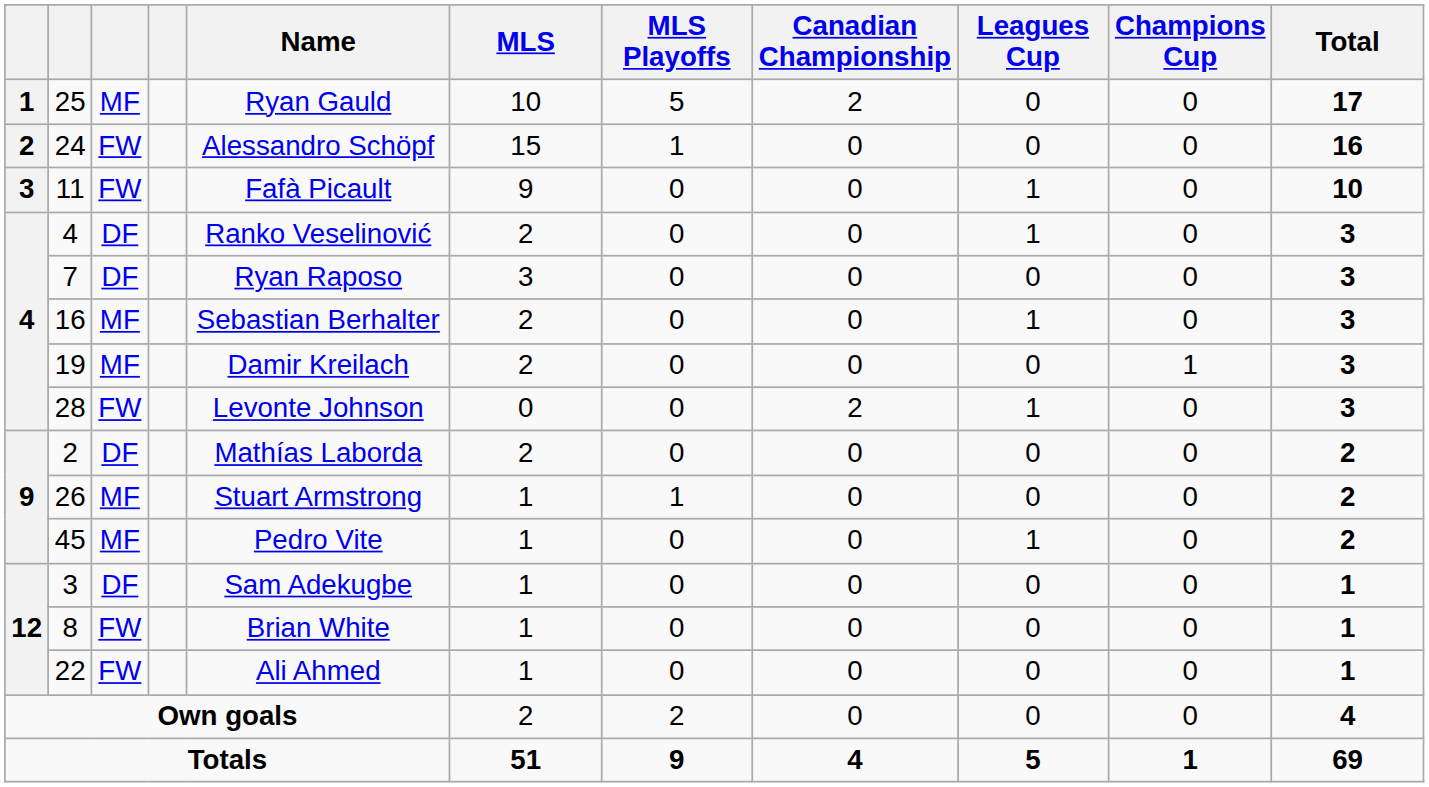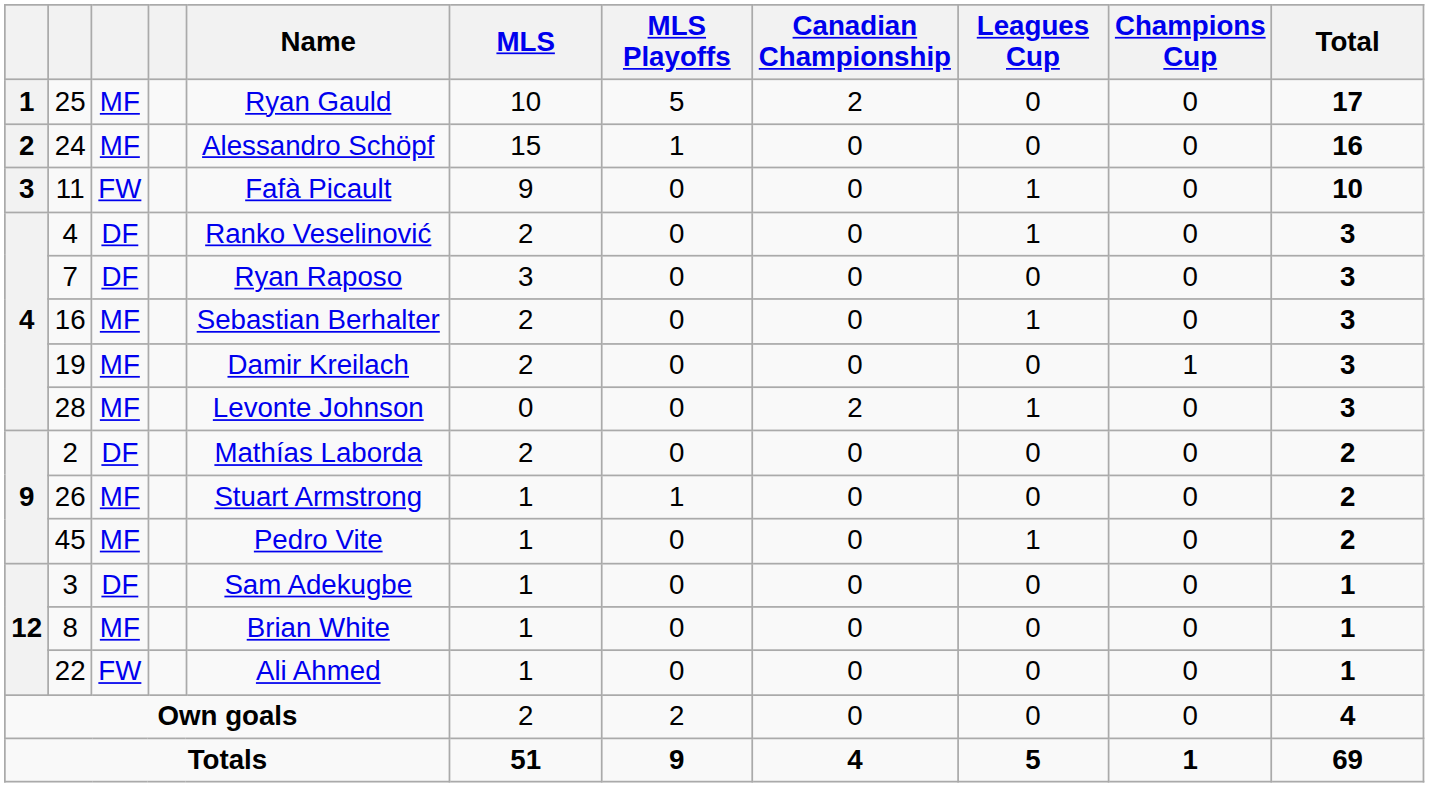(120, 145) FW -> (120, 145) MF
(120, 408) FW -> (120, 408) MF
(120, 628) FW -> (120, 628) MF
